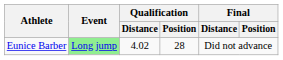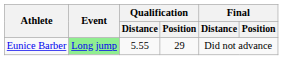(140, 46) 4.02 -> (140, 46) 5.55
(179, 46) 28 -> (179, 46) 29
